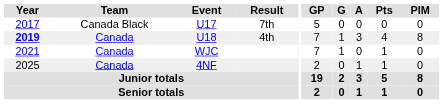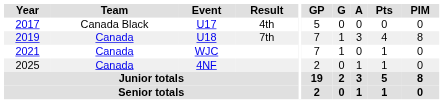(267, 24) 7th -> (267, 24) 4th
(27, 38) bold -> (27, 38) normal
(267, 38) 4th -> (267, 38) 7th
